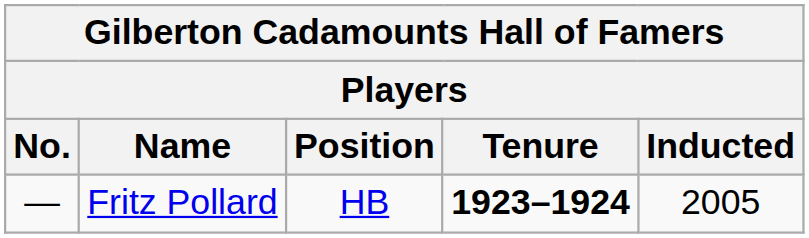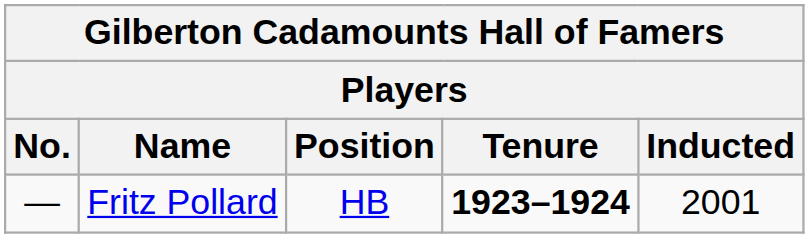(721, 202) 2005 -> (721, 202) 2001
